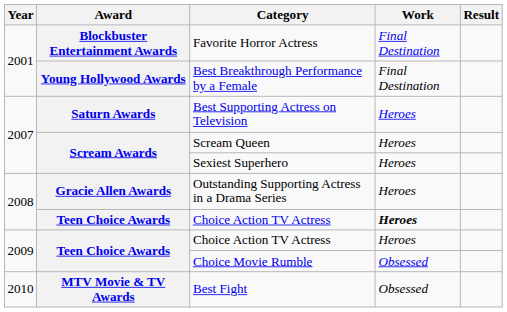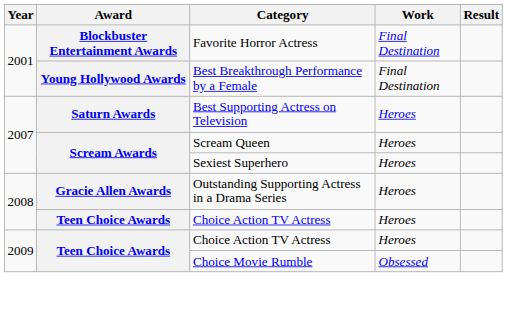(398, 219) bold -> (397, 219) normal
- row: (21, 289)
